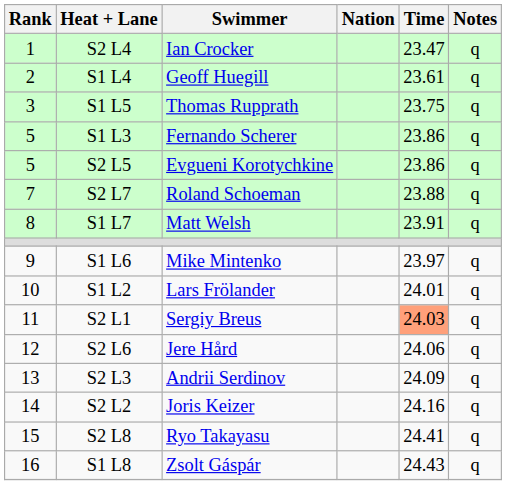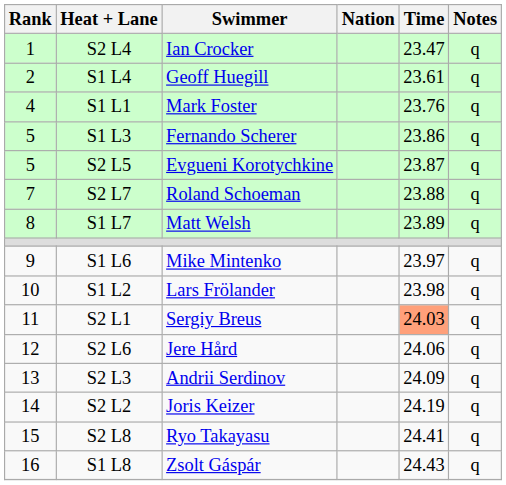- row: (109, 106)
+ row: (109, 106)
(424, 164) 23.86 -> (424, 164) 23.87
(424, 223) 23.91 -> (424, 223) 23.89
(424, 290) 24.01 -> (424, 290) 23.98
(424, 406) 24.16 -> (424, 406) 24.19
